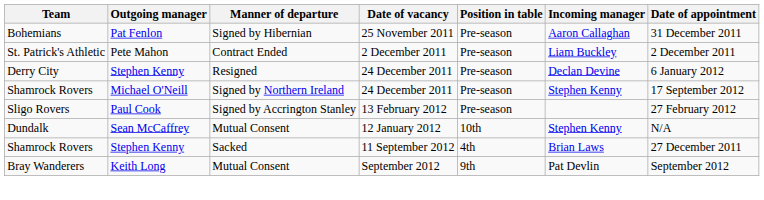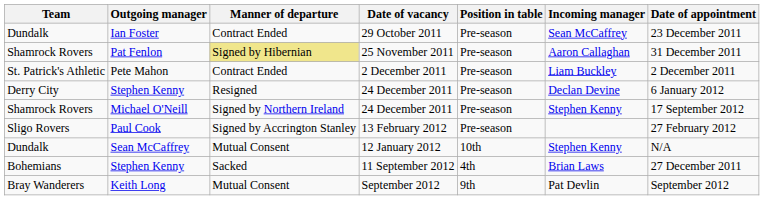+ row: (135, 33)
(34, 33) Bohemians -> (50, 52) Shamrock Rovers
(262, 33) no background -> (262, 52) khaki background
(50, 147) Shamrock Rovers -> (34, 166) Bohemians
